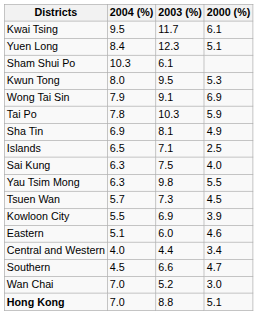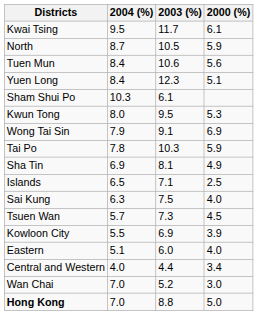+ row: (20, 47)
+ row: (31, 64)
- row: (43, 183)
(214, 234) 4.6 -> (214, 251) 4.0
- row: (29, 268)
(214, 302) 5.1 -> (214, 302) 5.0
